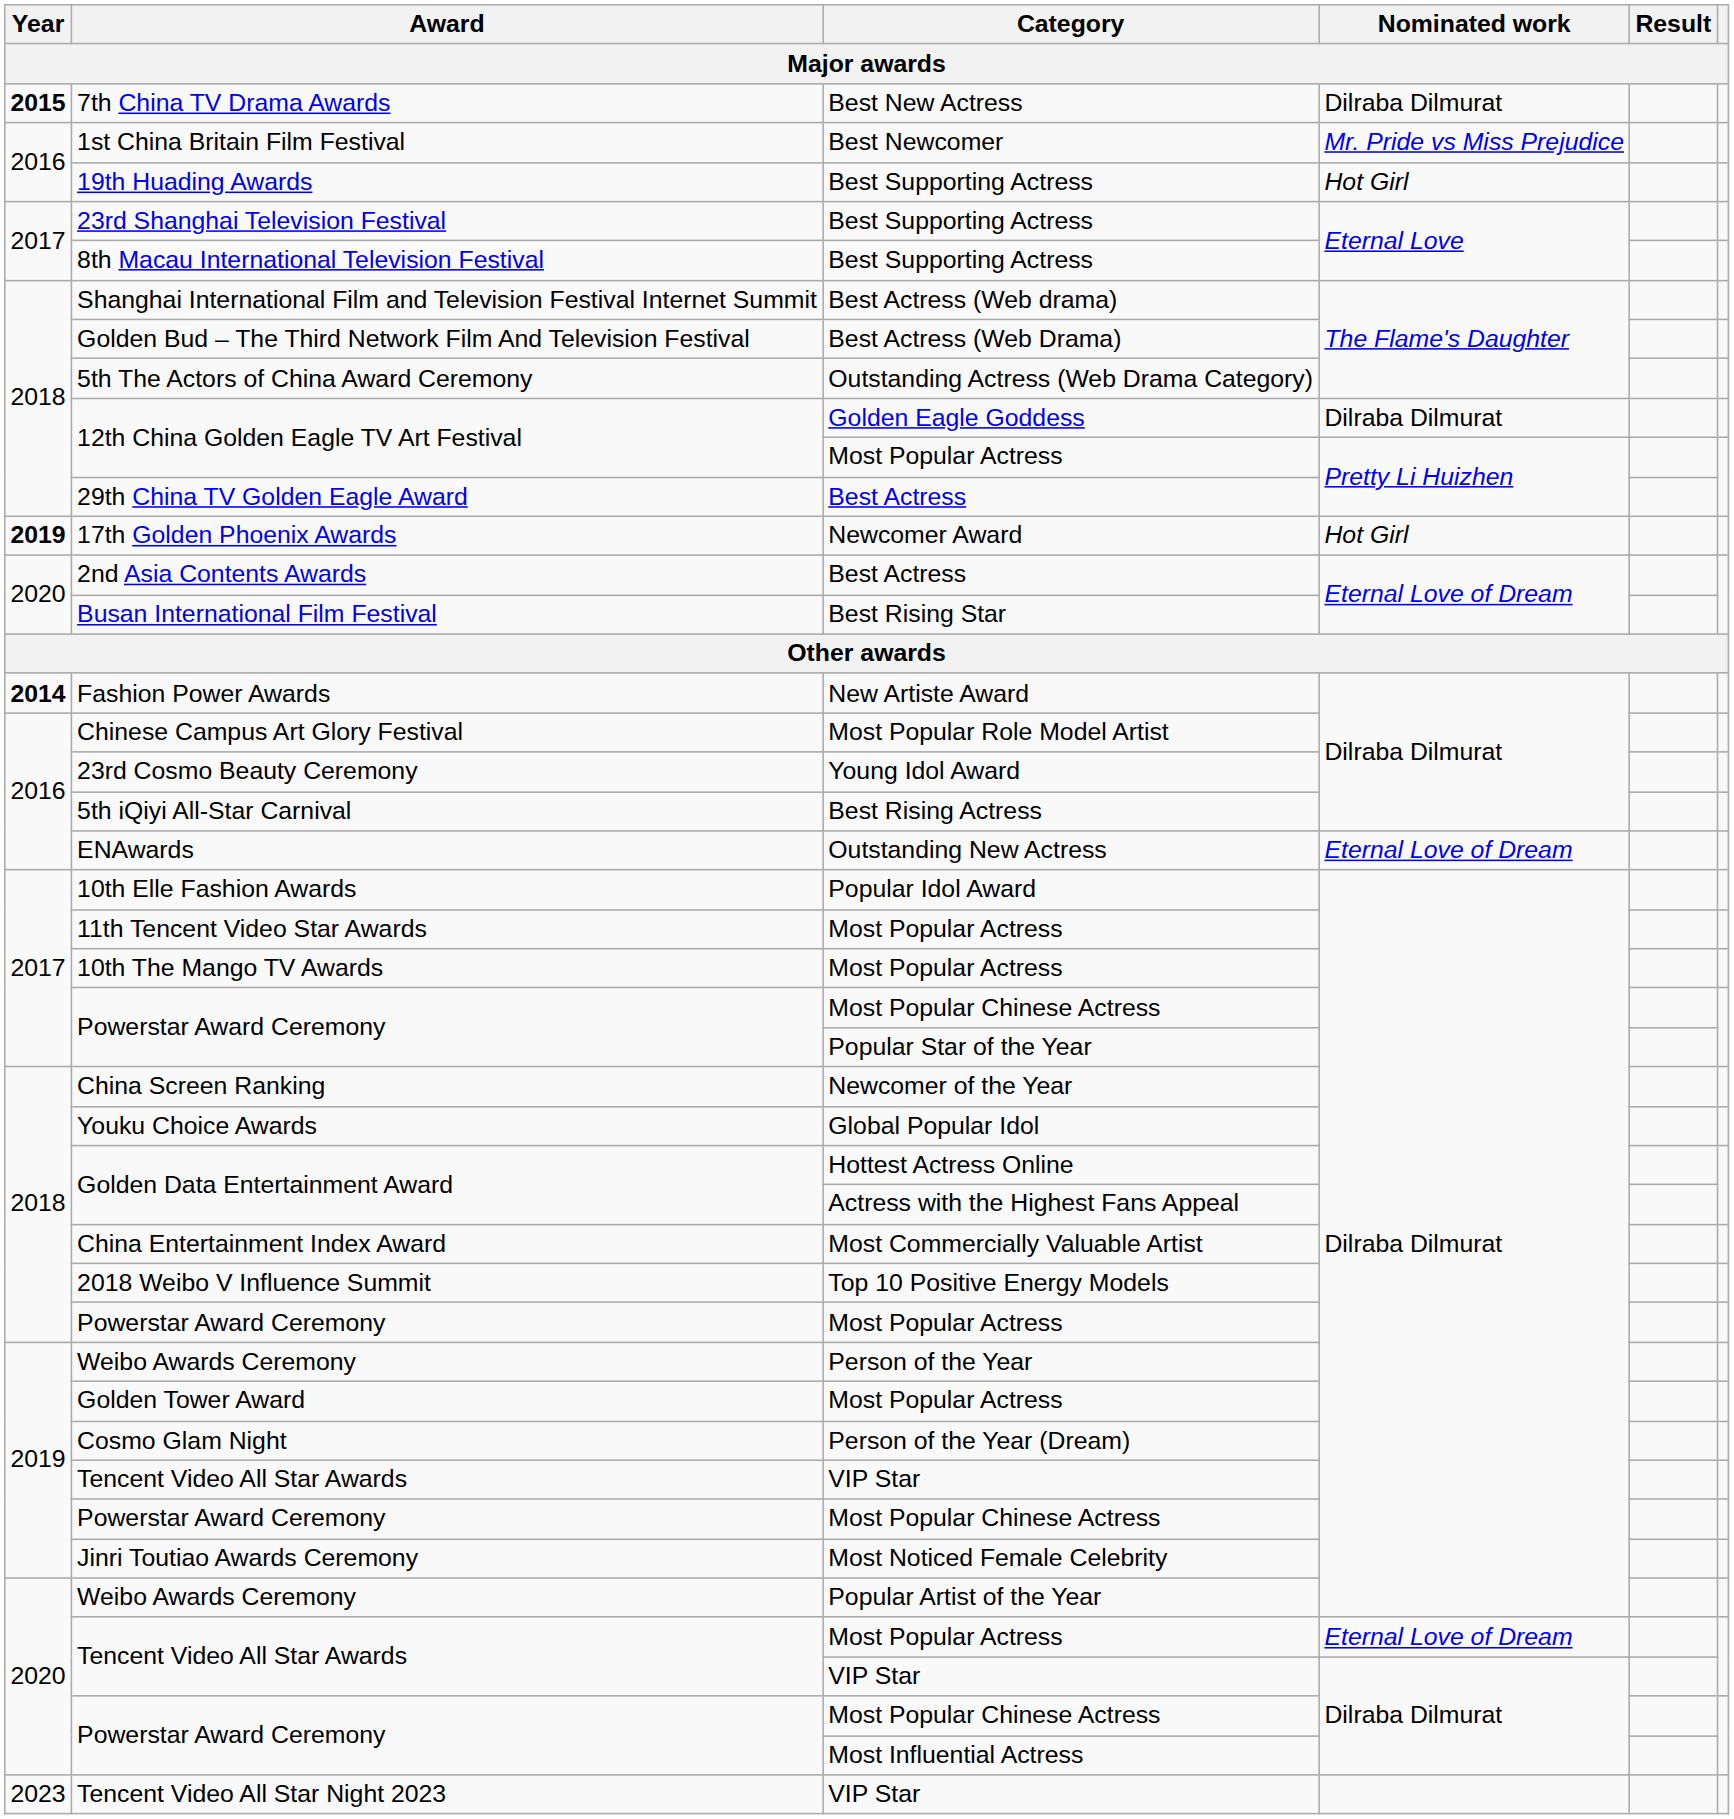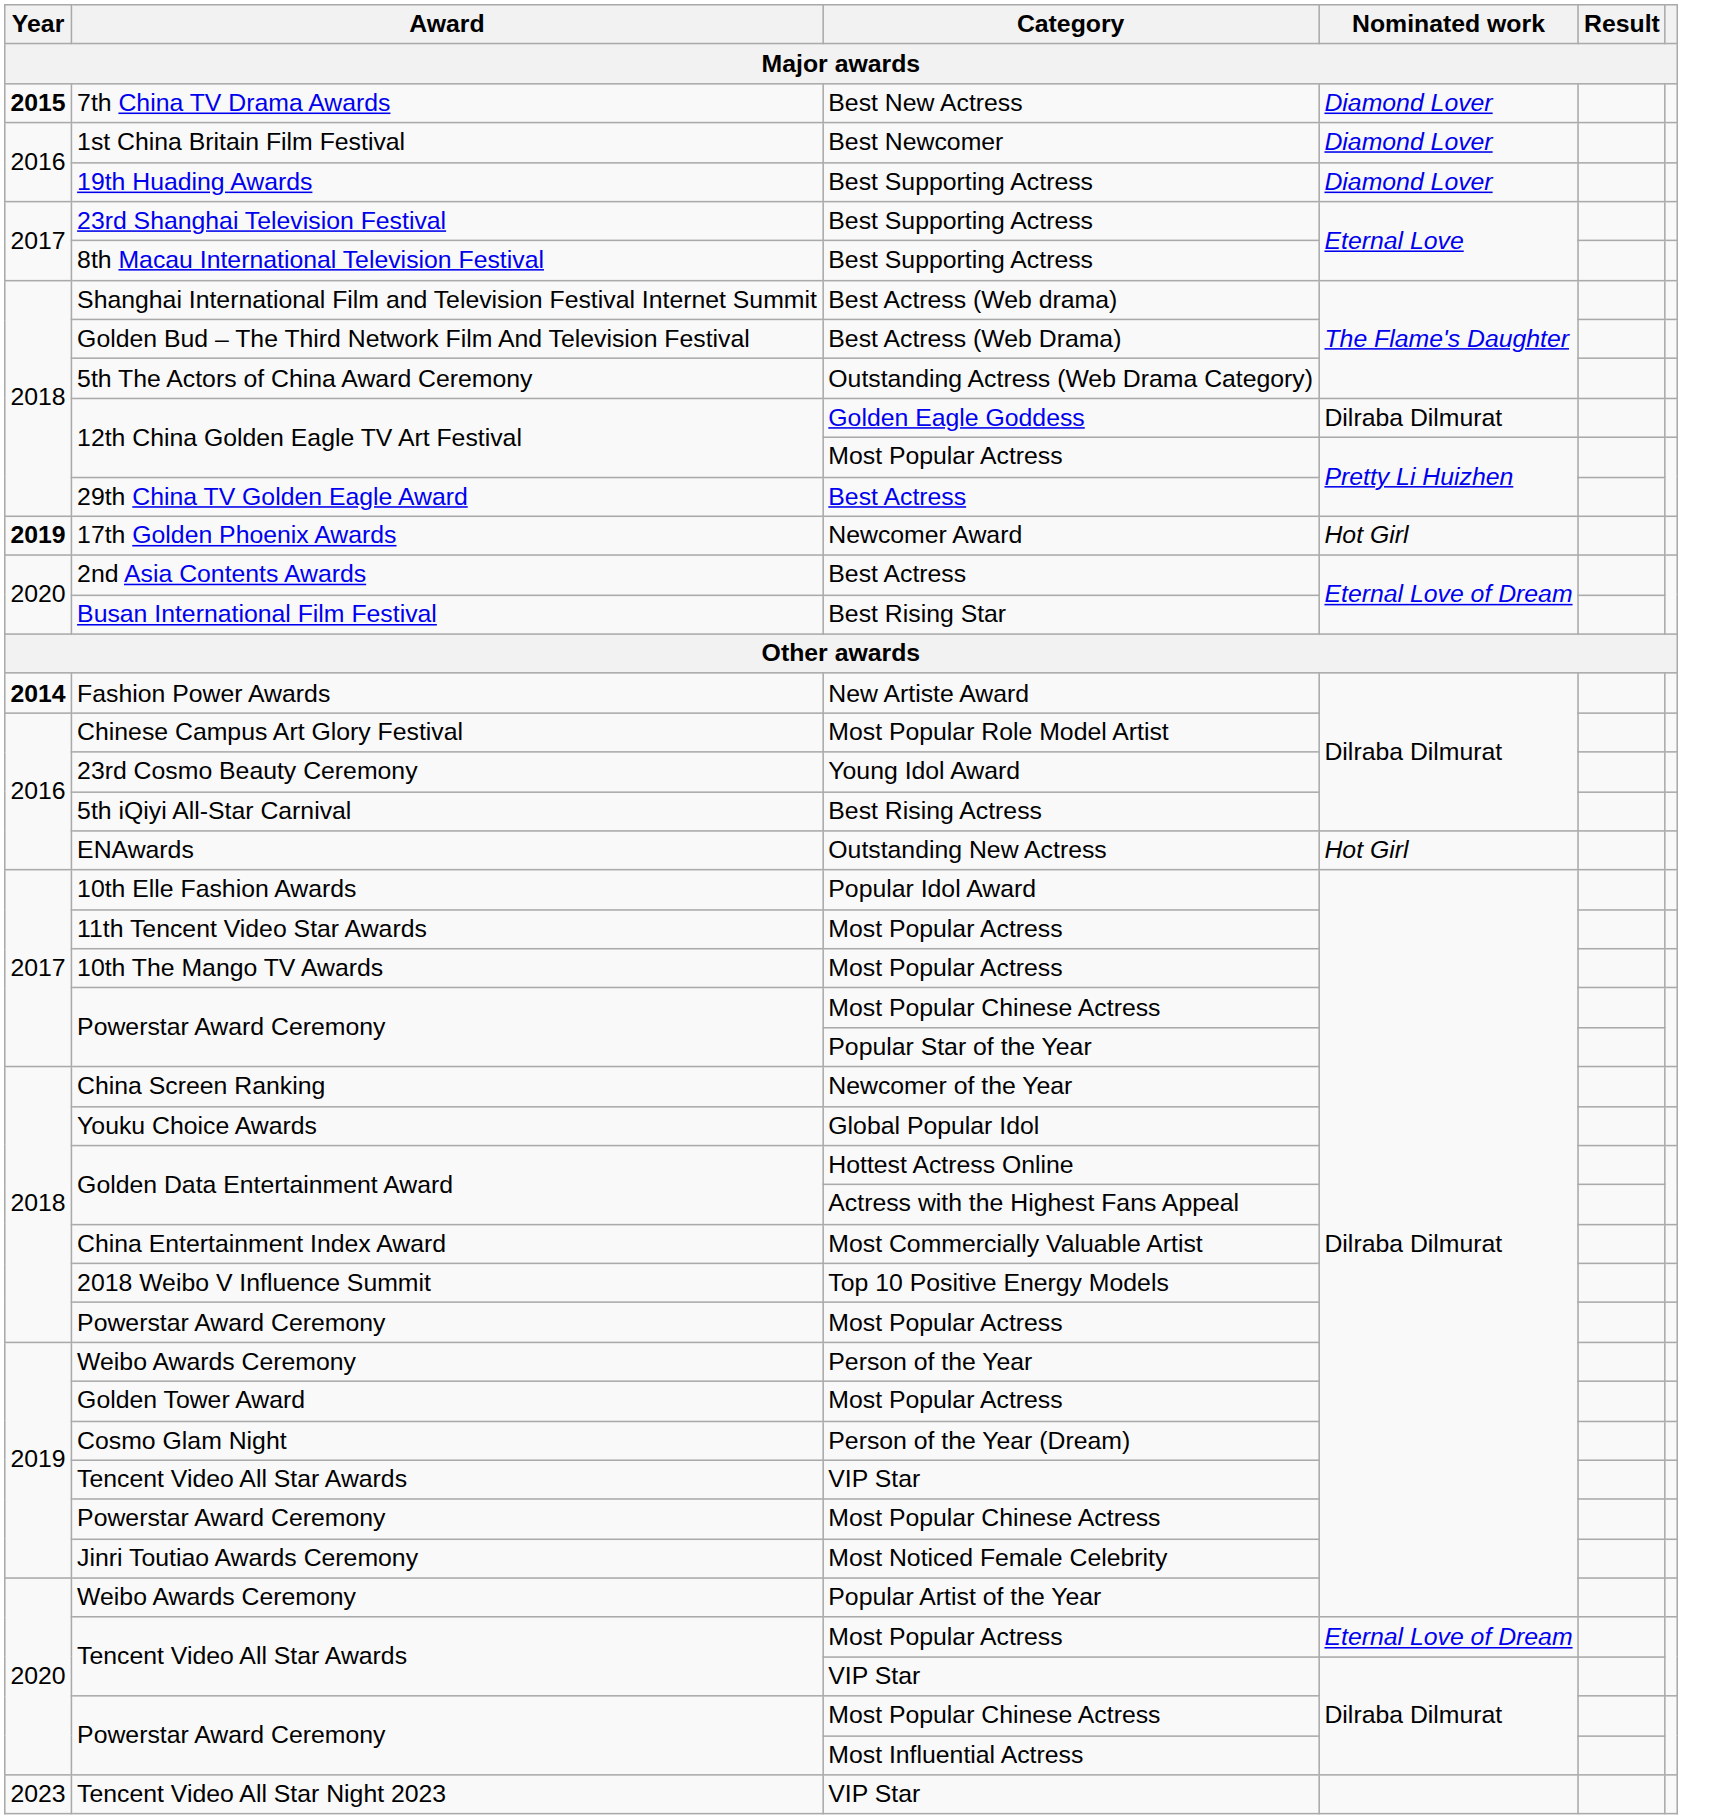(1413, 102) Dilraba Dilmurat -> (1409, 102) Diamond Lover
(1474, 142) Mr. Pride vs Miss Prejudice -> (1409, 142) Diamond Lover
(1366, 181) Hot Girl -> (1409, 181) Diamond Lover
(1449, 850) Eternal Love of Dream -> (1366, 850) Hot Girl
